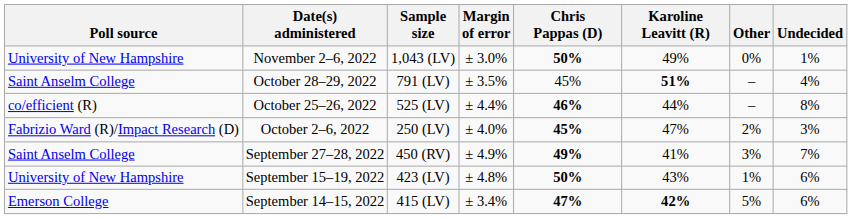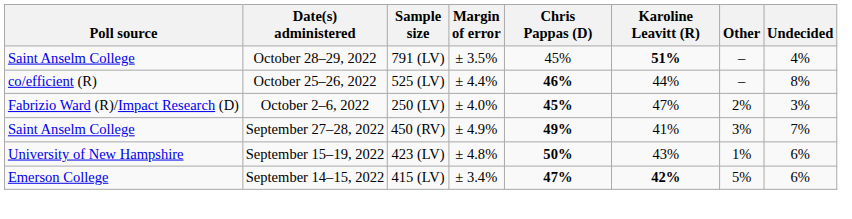- row: (315, 58)
